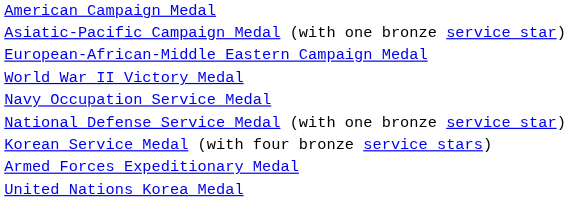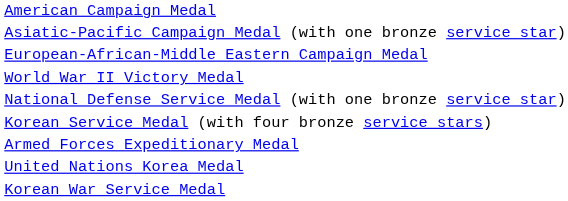- row: (138, 100)
+ row: (115, 190)
